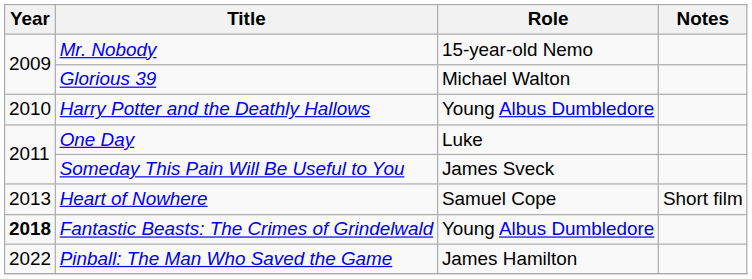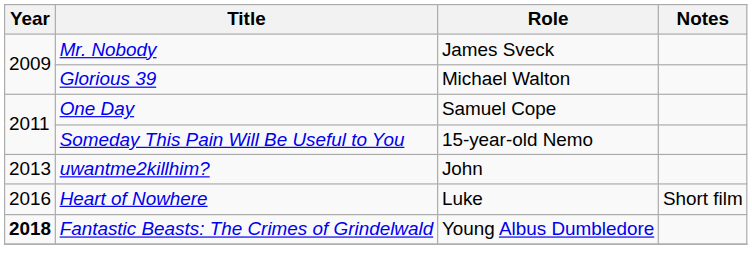(517, 49) 15-year-old Nemo -> (498, 49) James Sveck
- row: (215, 109)
(462, 139) Luke -> (499, 109) Samuel Cope
(498, 169) James Sveck -> (517, 139) 15-year-old Nemo
+ row: (135, 169)
(30, 199) 2013 -> (30, 199) 2016
(499, 199) Samuel Cope -> (462, 199) Luke
- row: (226, 259)
